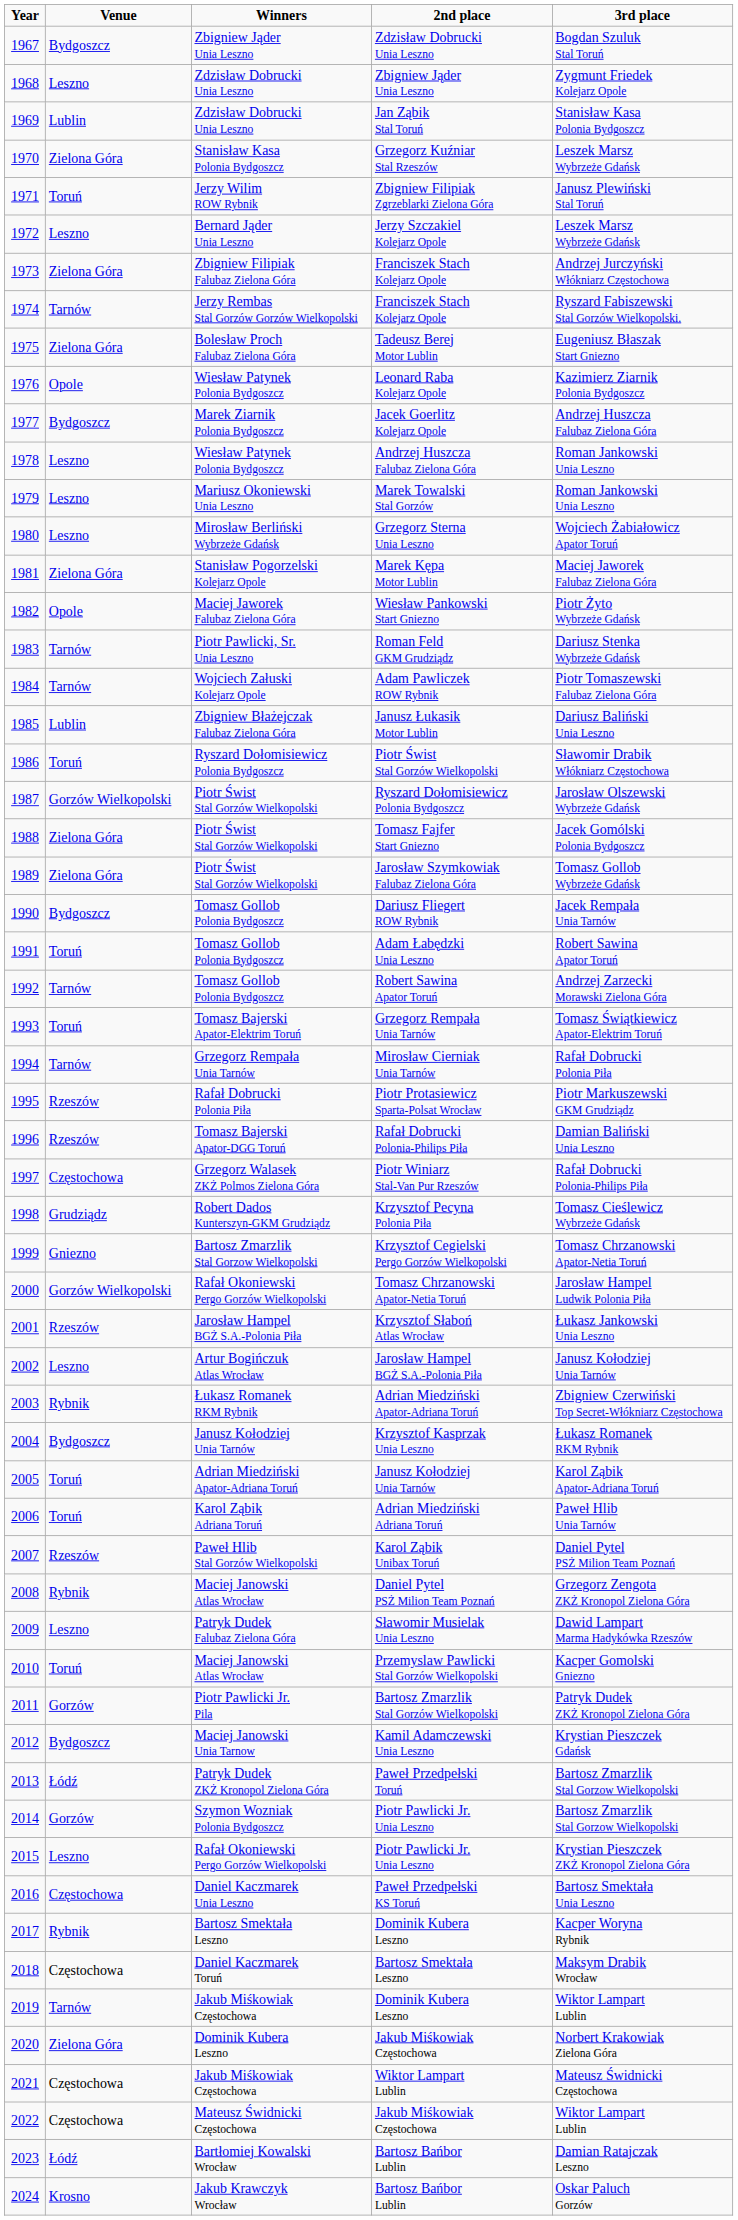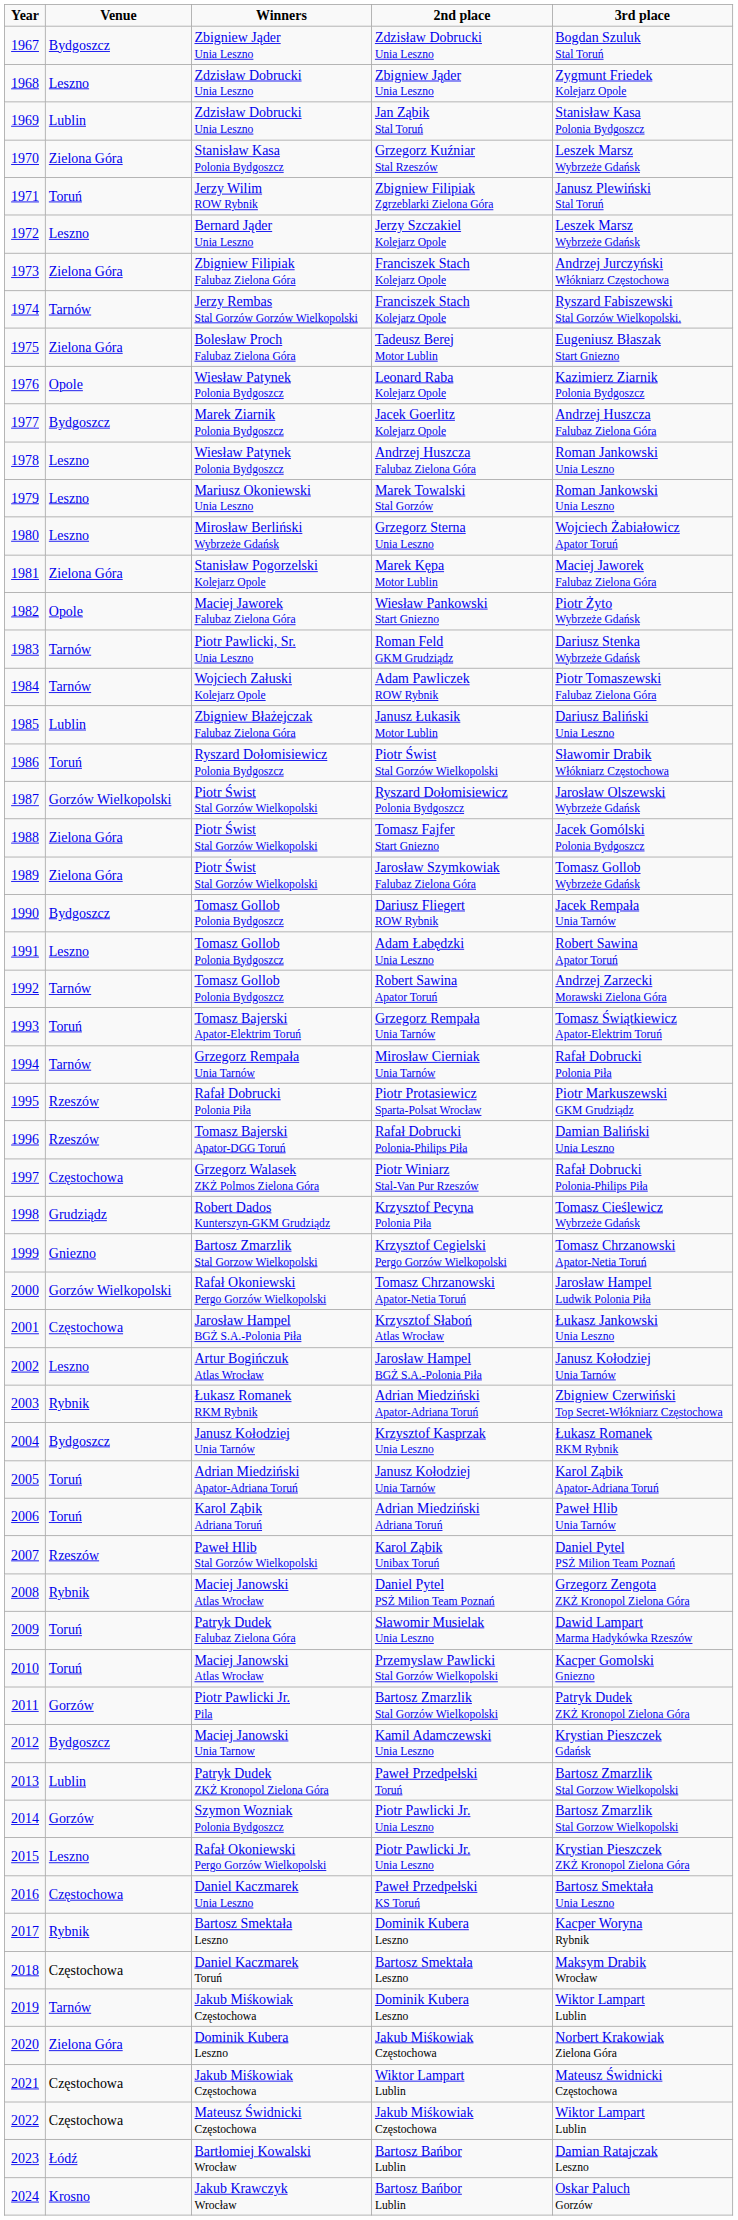(65, 951) Toruń -> (69, 951) Leszno
(74, 1328) Rzeszów -> (86, 1328) Częstochowa
(69, 1630) Leszno -> (65, 1630) Toruń
(63, 1781) Łódź -> (67, 1781) Lublin
